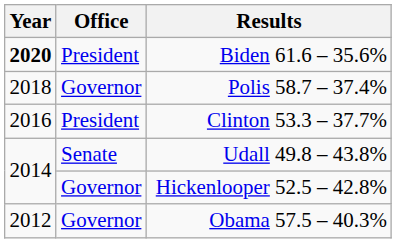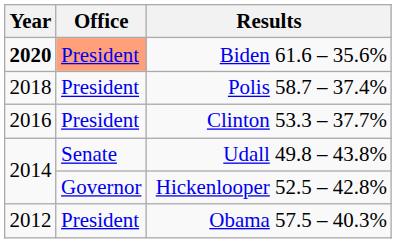(100, 54) no background -> (100, 54) lightsalmon background
(101, 87) Governor -> (100, 87) President
(101, 220) Governor -> (100, 220) President
